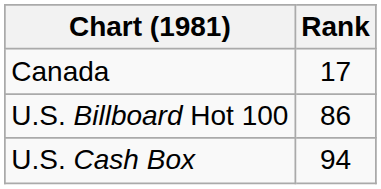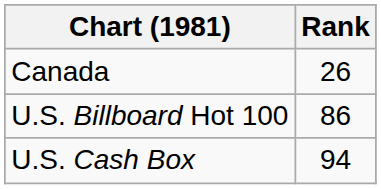(336, 71) 17 -> (336, 71) 26
